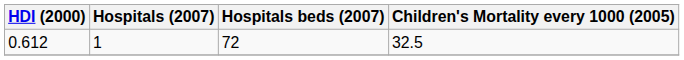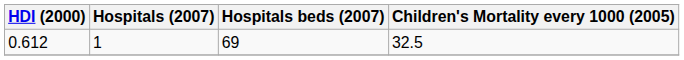(231, 42) 72 -> (231, 42) 69
